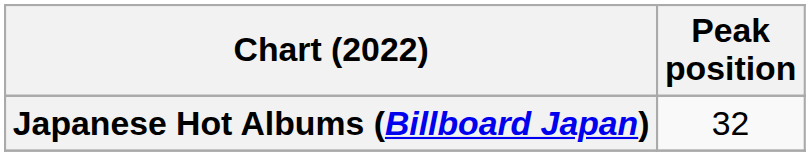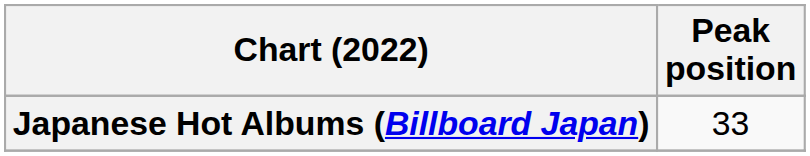(731, 122) 32 -> (731, 122) 33
